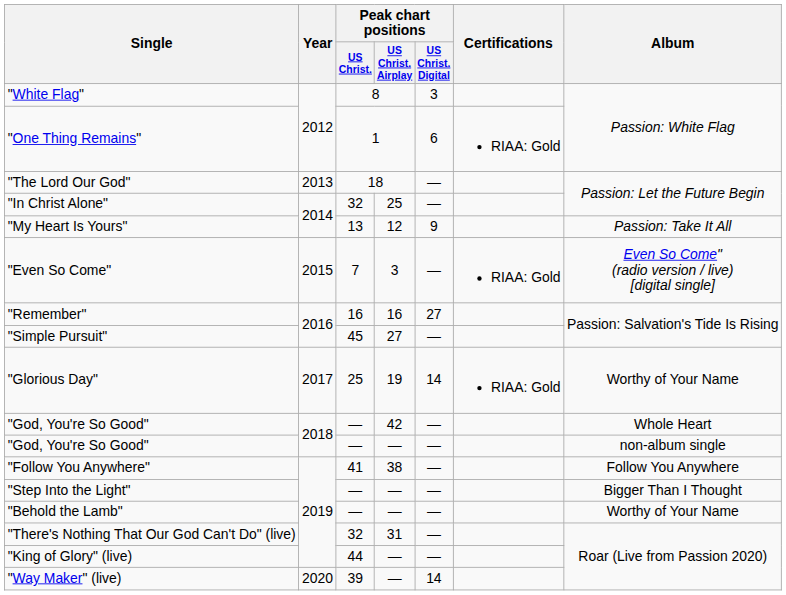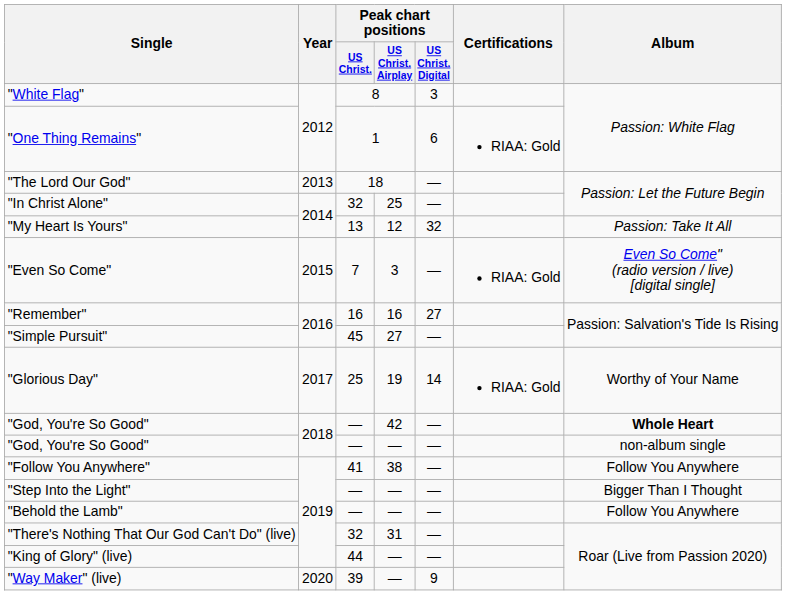(434, 226) 9 -> (434, 226) 32
(673, 424) normal -> (673, 424) bold
(673, 512) Worthy of Your Name -> (673, 512) Follow You Anywhere
(434, 578) 14 -> (434, 578) 9
